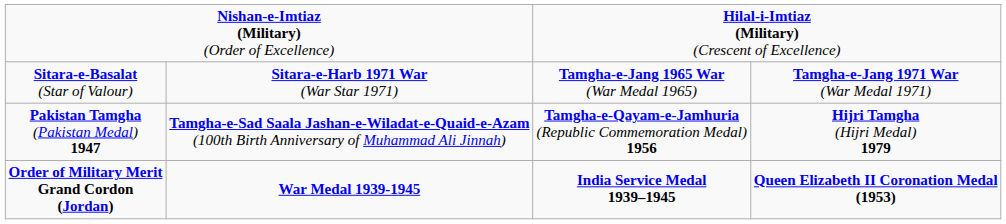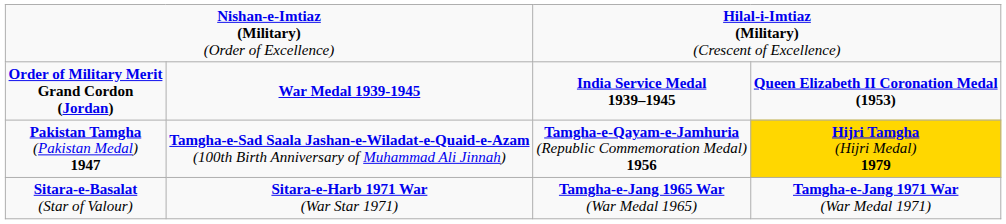rows swapped: (85, 82) <-> (85, 189)
(876, 131) no background -> (876, 148) gold background
